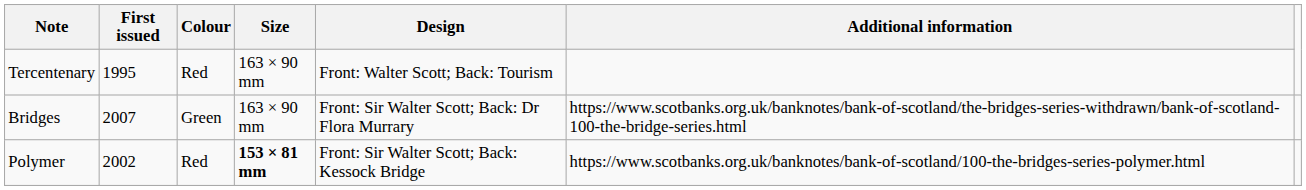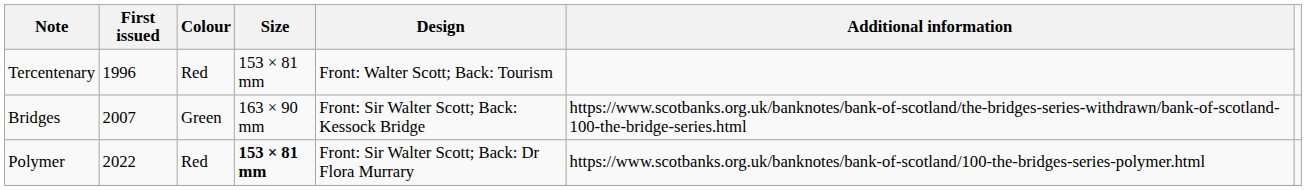(119, 72) 1995 -> (119, 72) 1996
(268, 72) 163 × 90 mm -> (268, 72) 153 × 81 mm
(429, 117) Front: Sir Walter Scott; Back: Dr Flora Murrary -> (418, 117) Front: Sir Walter Scott; Back: Kessock Bridge
(119, 162) 2002 -> (119, 162) 2022
(418, 162) Front: Sir Walter Scott; Back: Kessock Bridge -> (429, 162) Front: Sir Walter Scott; Back: Dr Flora Murrary
